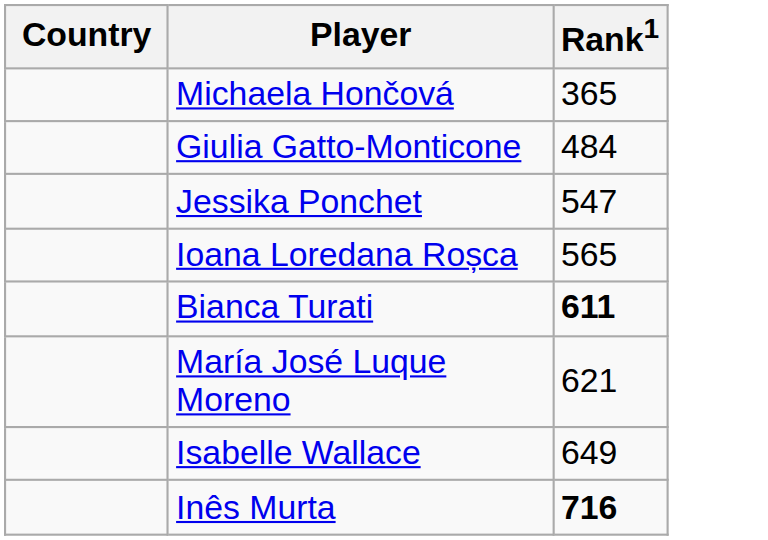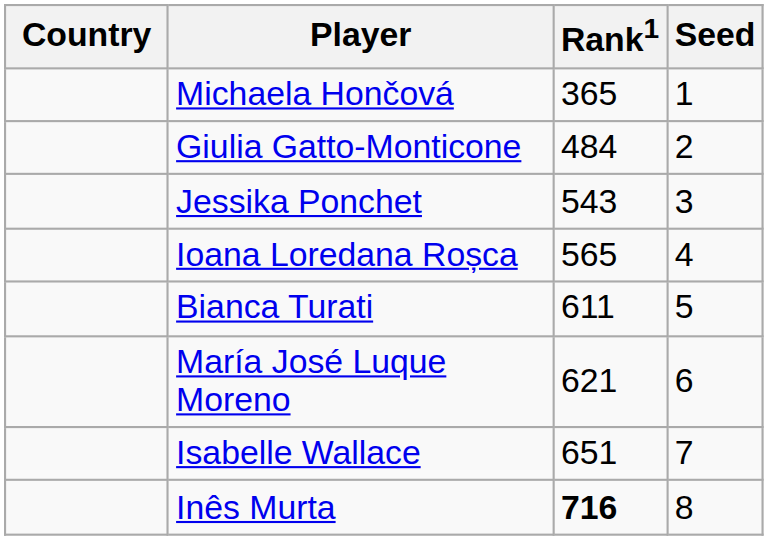+ column: (715, 35)
(589, 201) 547 -> (589, 201) 543
(588, 308) bold -> (588, 308) normal
(589, 453) 649 -> (589, 453) 651
